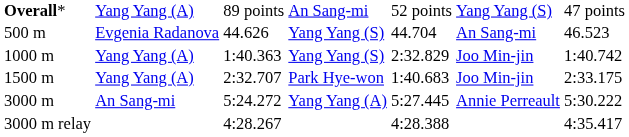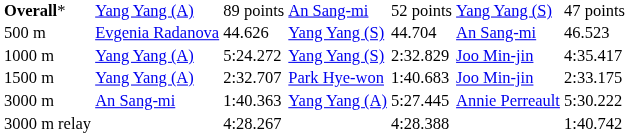(252, 55) 1:40.363 -> (252, 55) 5:24.272
(593, 55) 1:40.742 -> (593, 55) 4:35.417
(252, 100) 5:24.272 -> (252, 100) 1:40.363
(593, 123) 4:35.417 -> (593, 123) 1:40.742
